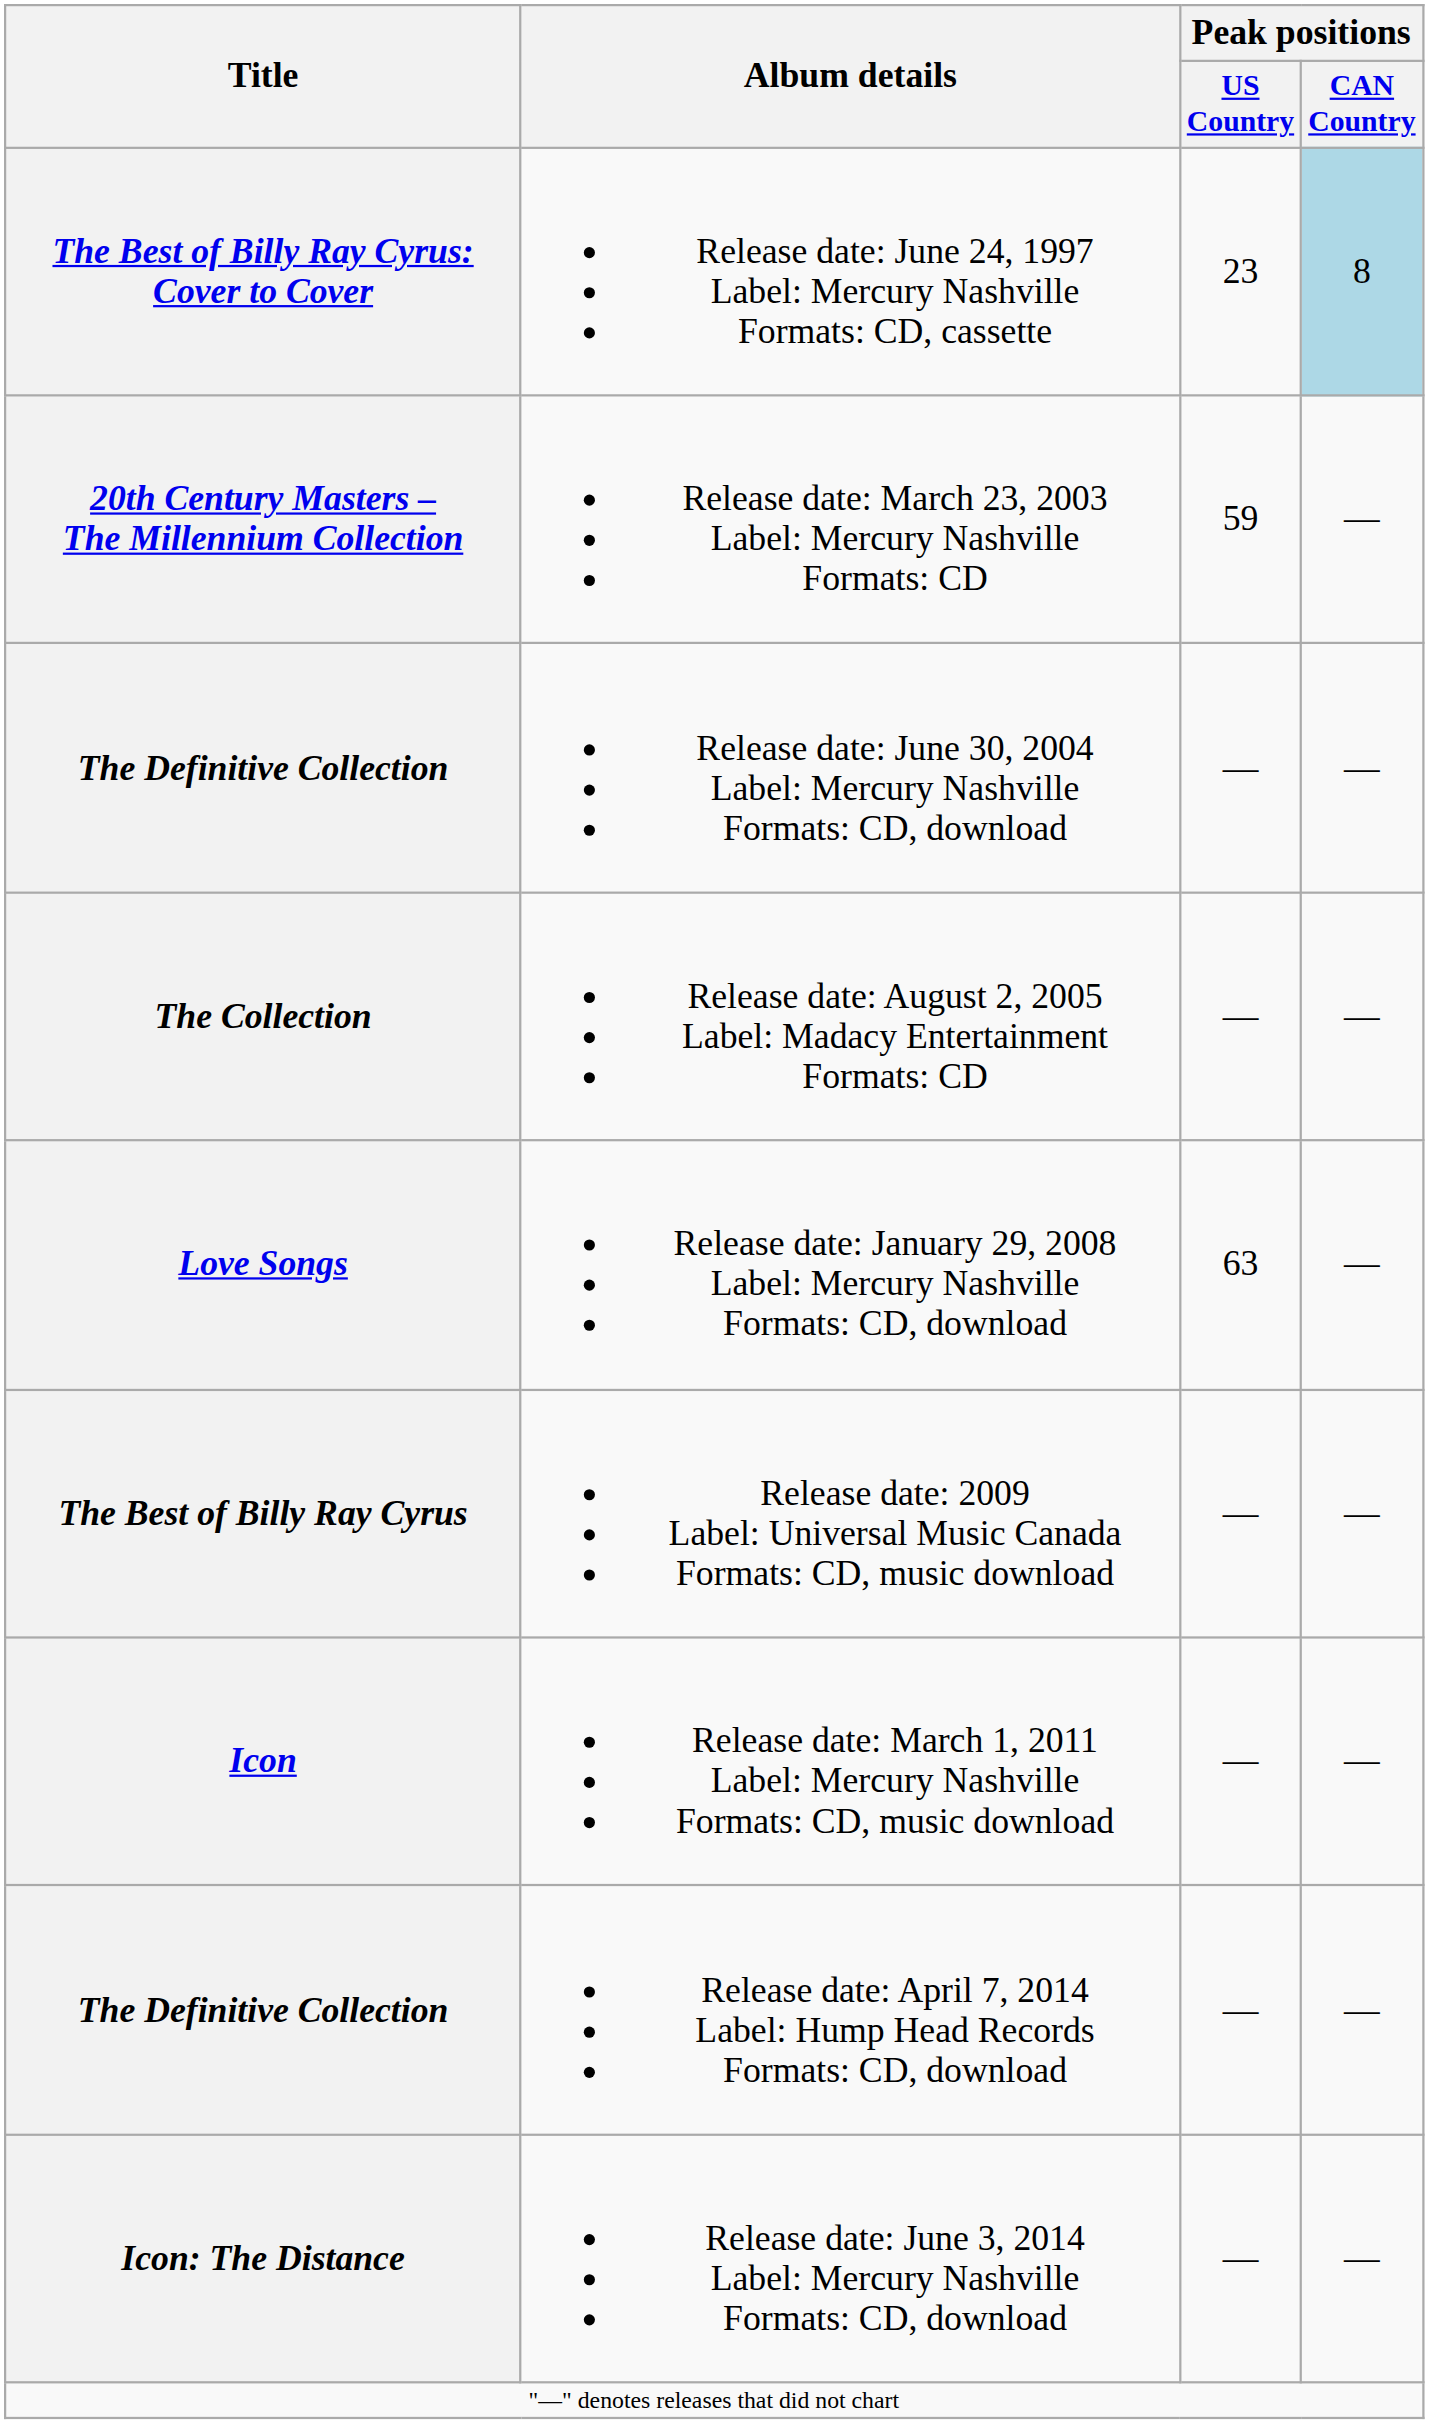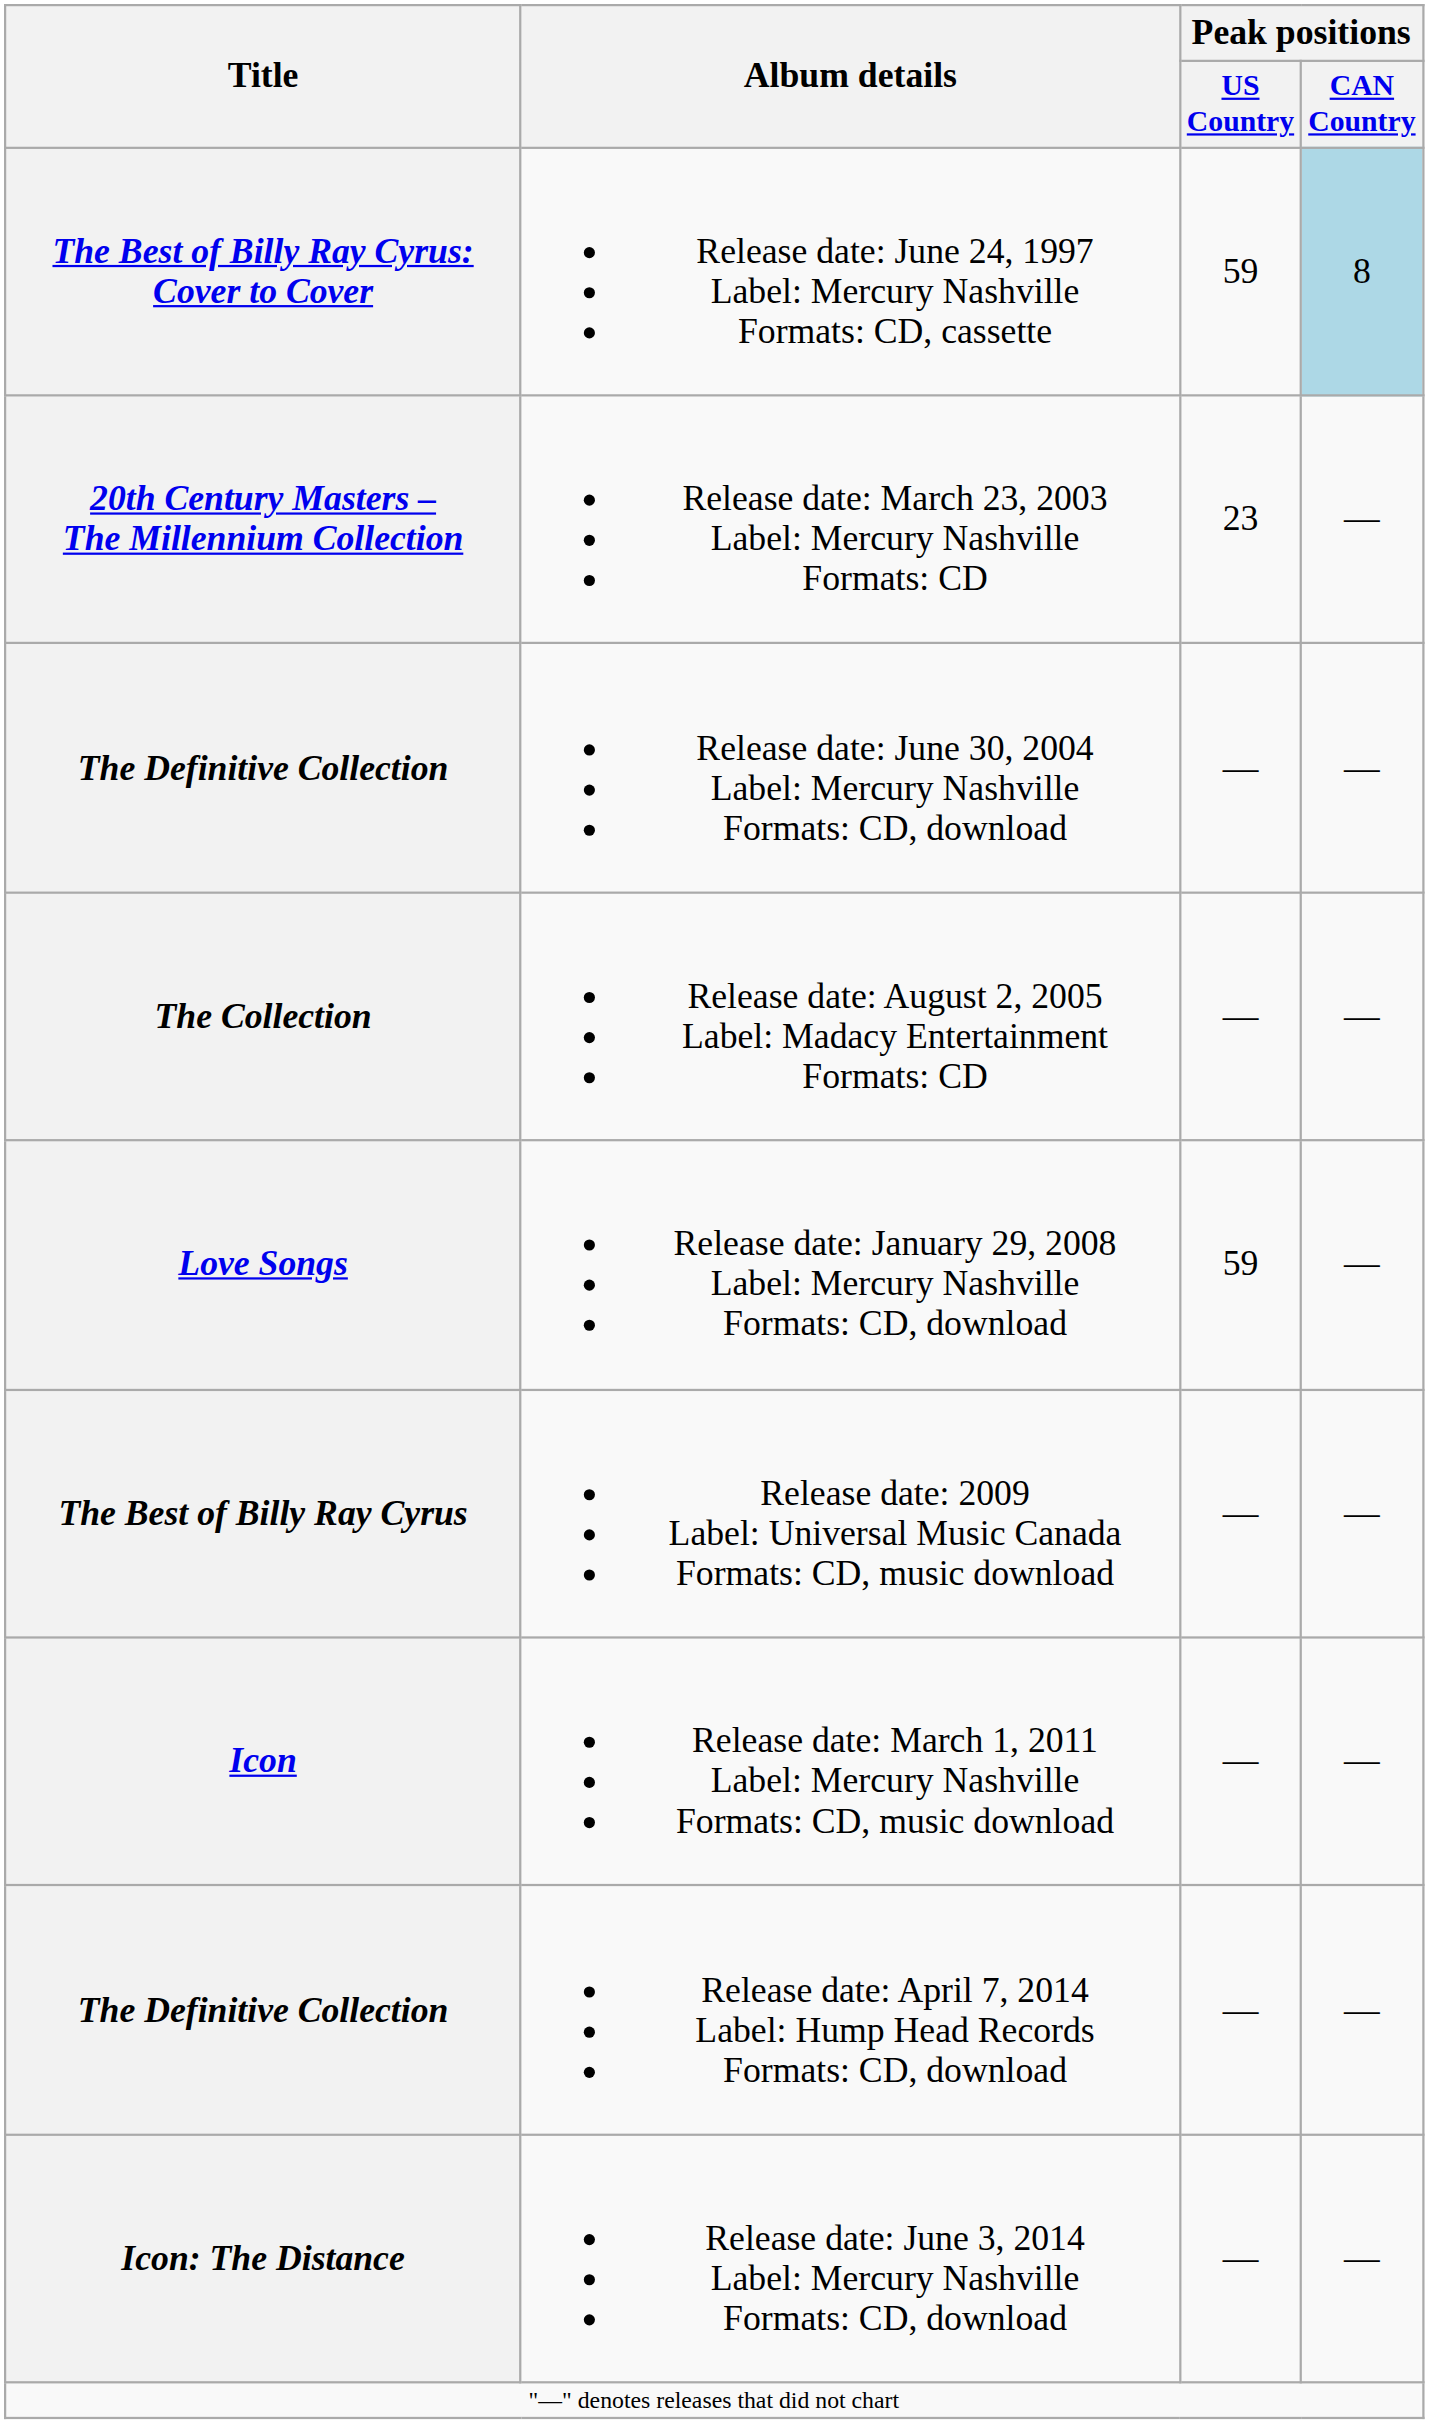(1240, 270) 23 -> (1240, 270) 59
(1240, 519) 59 -> (1240, 519) 23
(1240, 1264) 63 -> (1240, 1264) 59
